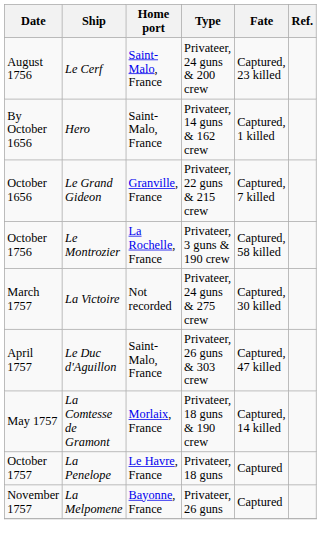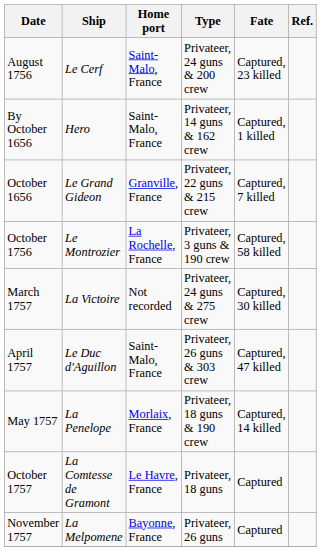(89, 421) La Comtesse de Gramont -> (88, 421) La Penelope
(88, 468) La Penelope -> (89, 482) La Comtesse de Gramont
